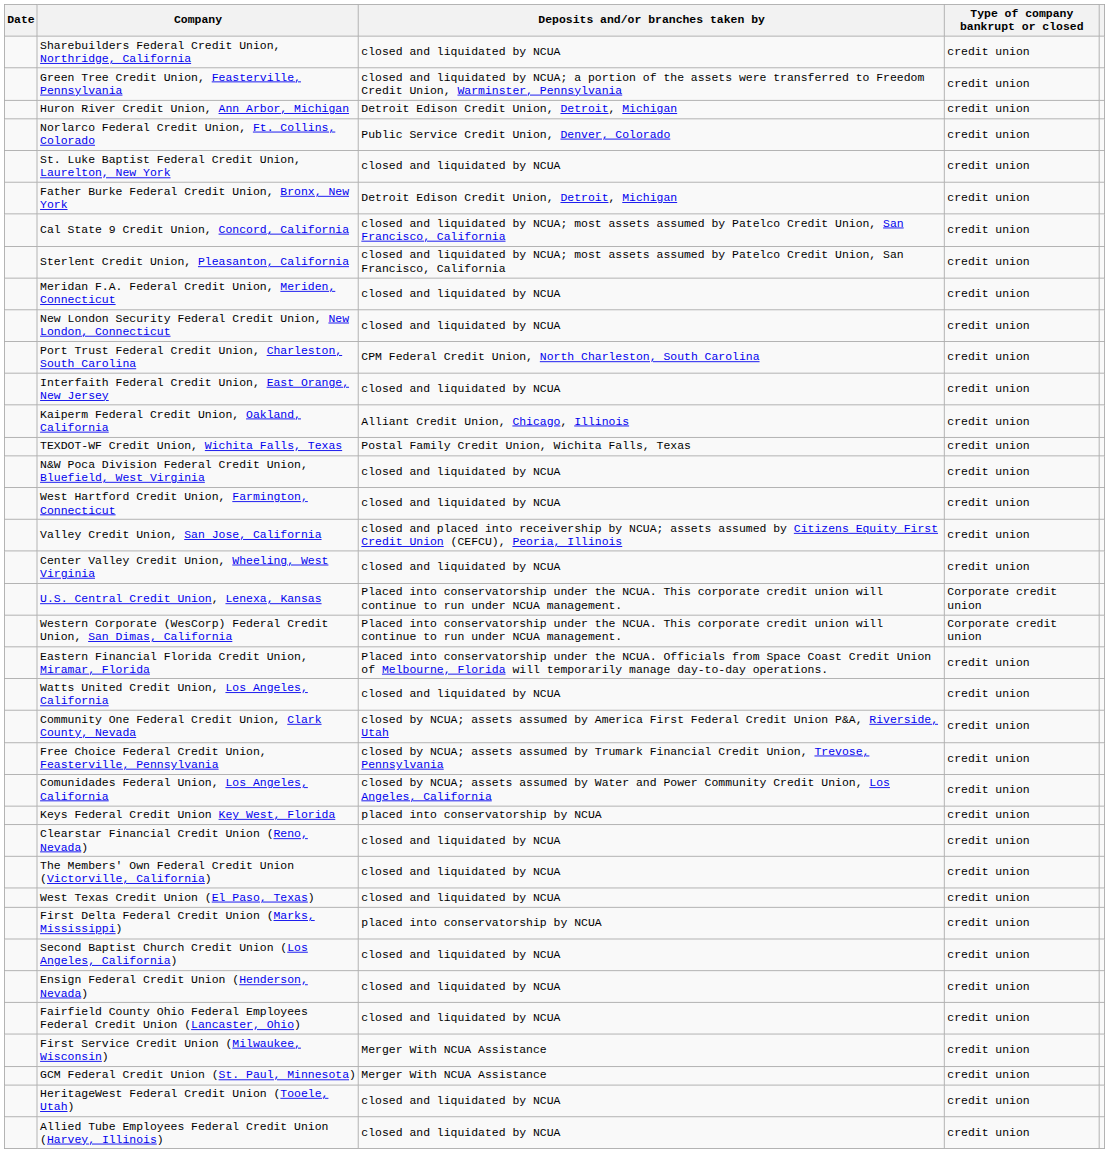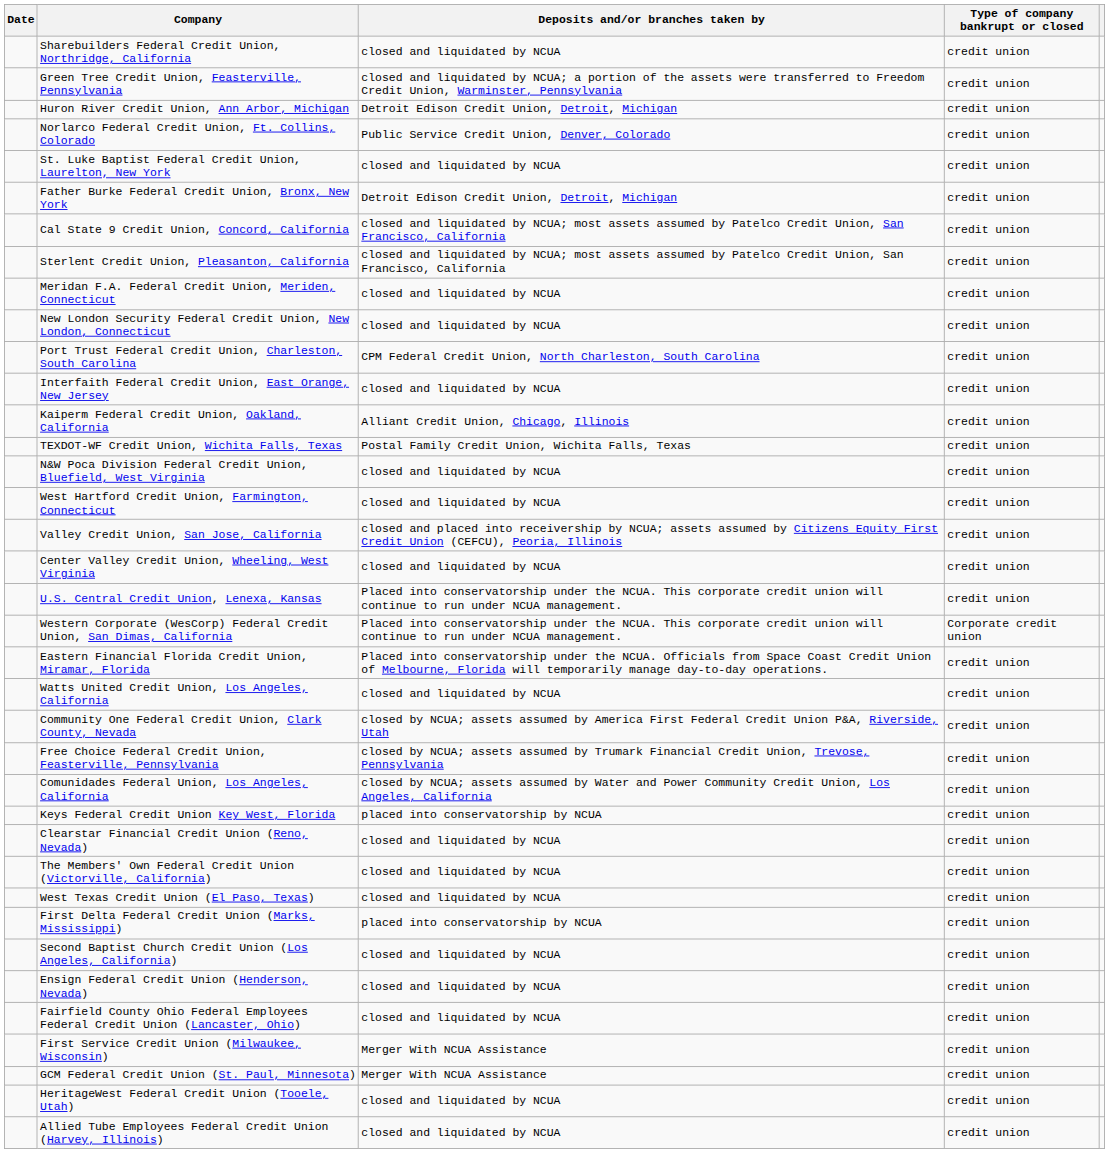(1002, 599) Corporate credit union -> (989, 599) credit union
